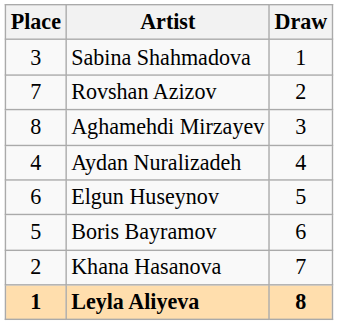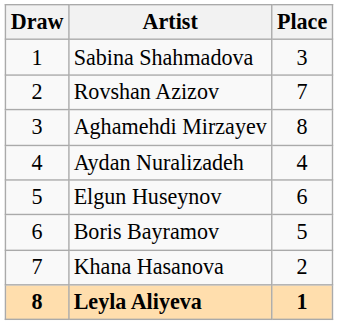columns swapped: (301, 22) <-> (36, 22)
